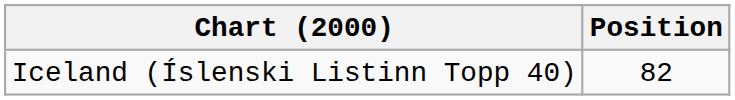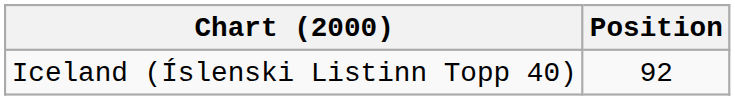(656, 73) 82 -> (656, 73) 92
